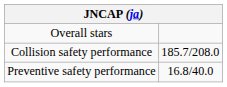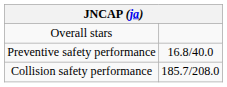rows swapped: (81, 52) <-> (81, 71)
